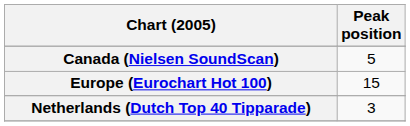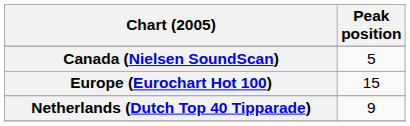(371, 108) 3 -> (371, 108) 9
